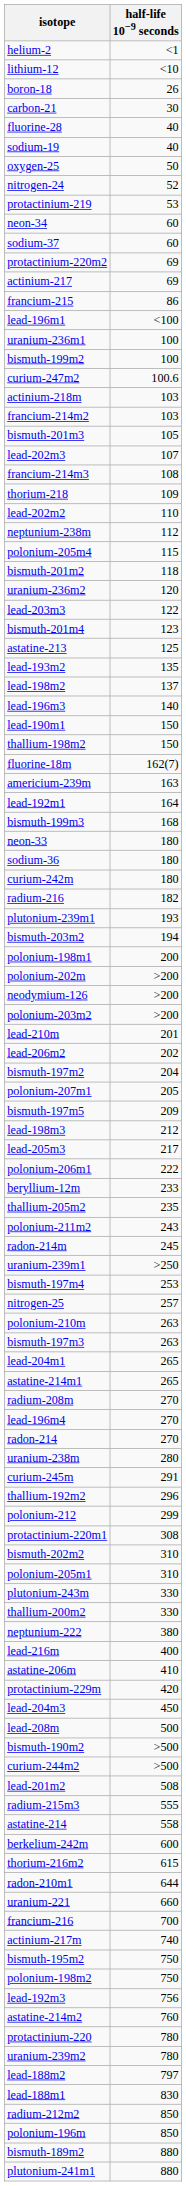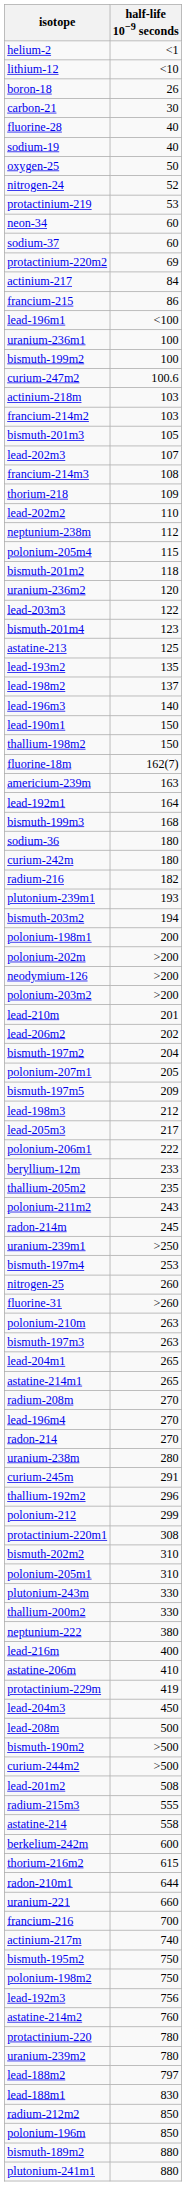(173, 281) 69 -> (173, 281) 84
- row: (27, 841)
(170, 1303) 257 -> (170, 1284) 260
+ row: (35, 1303)
(170, 1689) 420 -> (170, 1689) 419
